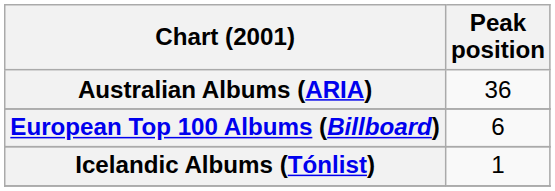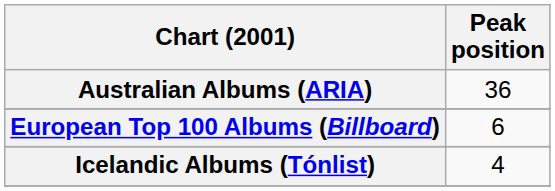(498, 165) 1 -> (498, 165) 4
